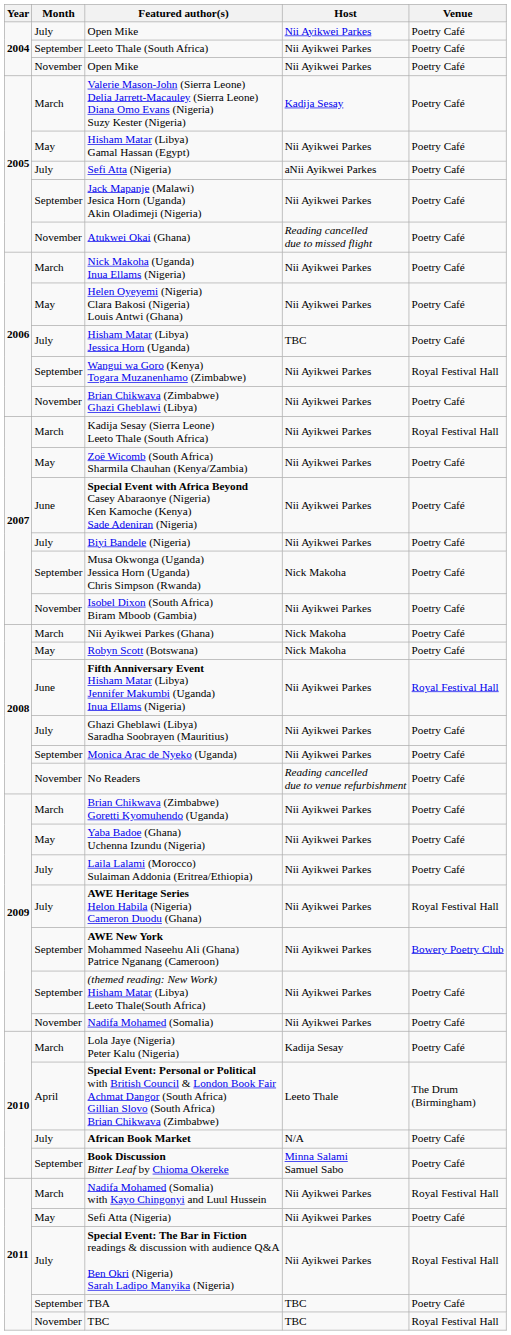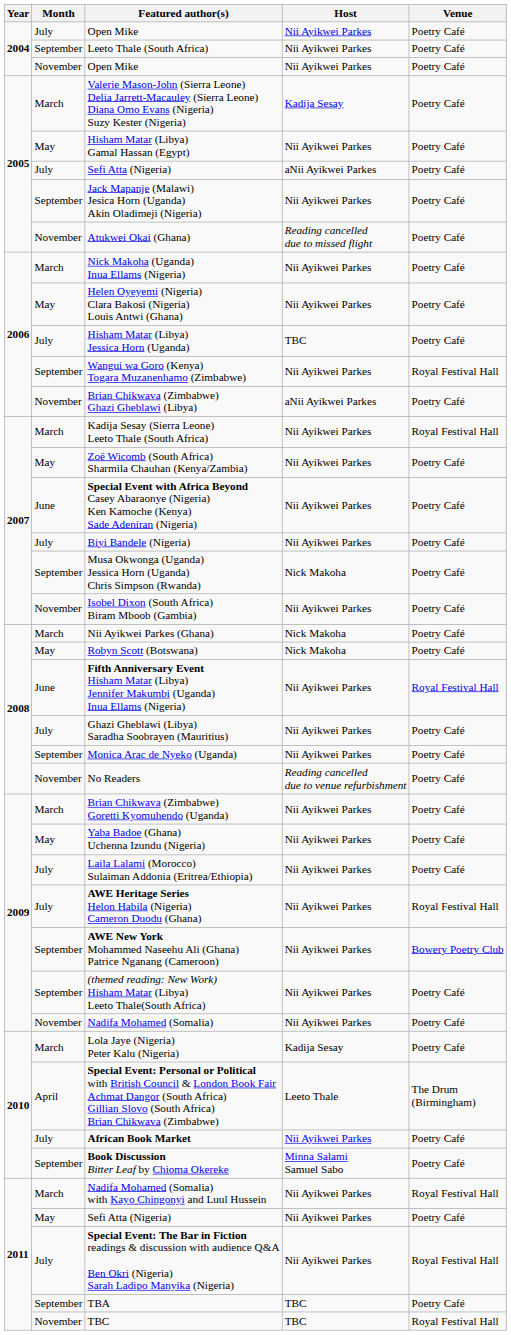(328, 401) Nii Ayikwei Parkes -> (330, 401) aNii Ayikwei Parkes
(294, 1139) N/A -> (328, 1139) Nii Ayikwei Parkes
